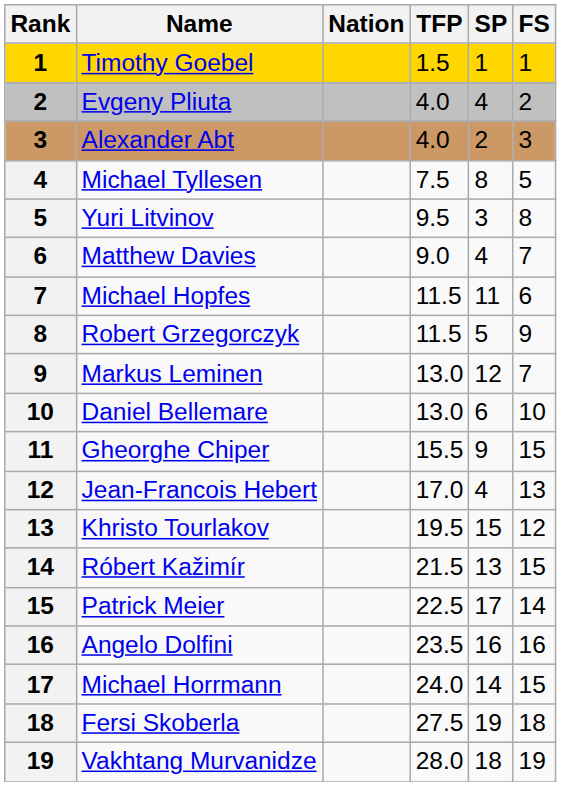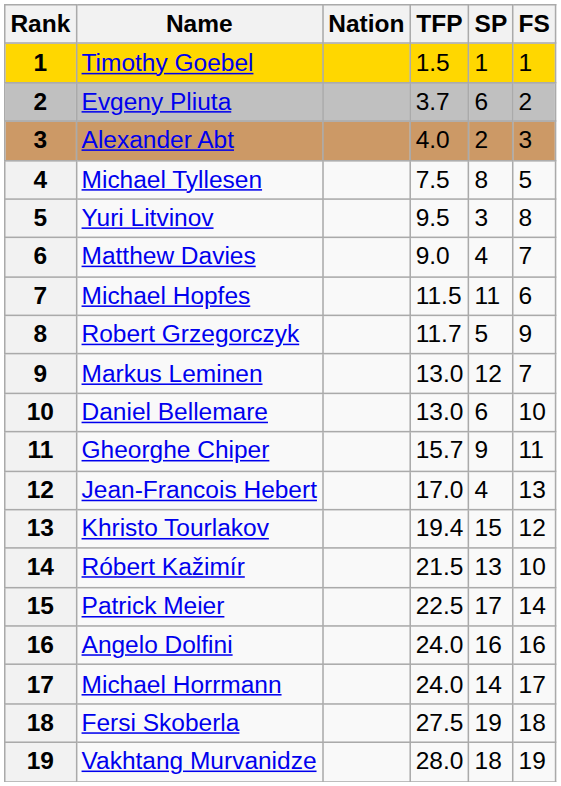(433, 101) 4.0 -> (433, 101) 3.7
(481, 101) 4 -> (481, 101) 6
(439, 334) 11.5 -> (439, 334) 11.7
(439, 450) 15.5 -> (439, 450) 15.7
(532, 450) 15 -> (531, 450) 11
(439, 528) 19.5 -> (439, 528) 19.4
(532, 567) 15 -> (532, 567) 10
(439, 645) 23.5 -> (439, 645) 24.0
(532, 683) 15 -> (532, 683) 17
